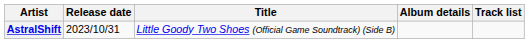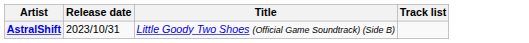- column: (435, 13)
